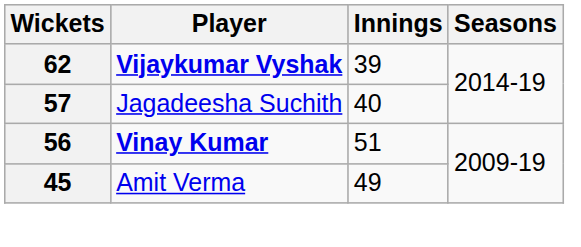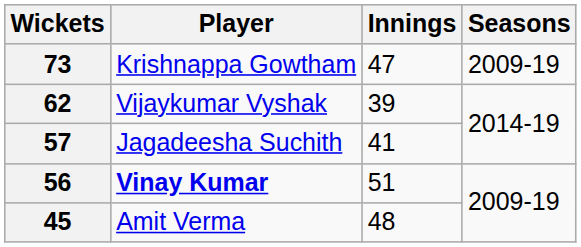+ row: (58, 63)
(229, 63) bold -> (222, 103) normal
(368, 103) 40 -> (382, 143) 41
(368, 182) 49 -> (382, 222) 48
